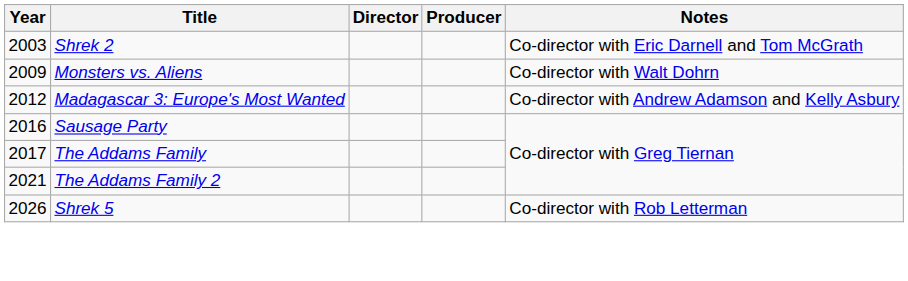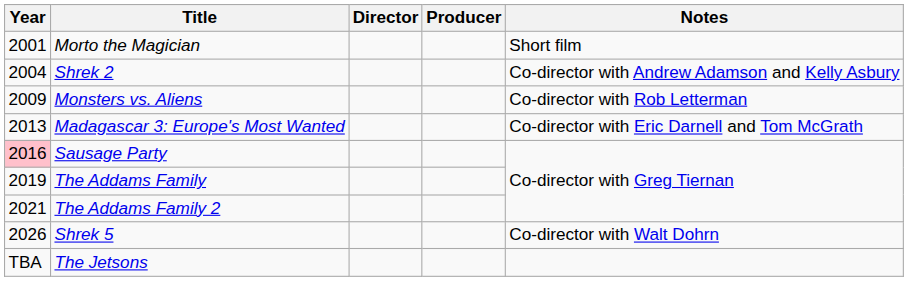+ row: (127, 45)
(28, 45) 2003 -> (28, 72) 2004
(686, 45) Co-director with Eric Darnell and Tom McGrath -> (704, 72) Co-director with Andrew Adamson and Kelly Asbury
(614, 72) Co-director with Walt Dohrn -> (628, 99) Co-director with Rob Letterman
(28, 99) 2012 -> (28, 126) 2013
(704, 99) Co-director with Andrew Adamson and Kelly Asbury -> (686, 126) Co-director with Eric Darnell and Tom McGrath
(28, 126) no background -> (28, 153) pink background
(28, 153) 2017 -> (28, 180) 2019
(628, 208) Co-director with Rob Letterman -> (614, 235) Co-director with Walt Dohrn
+ row: (101, 262)
